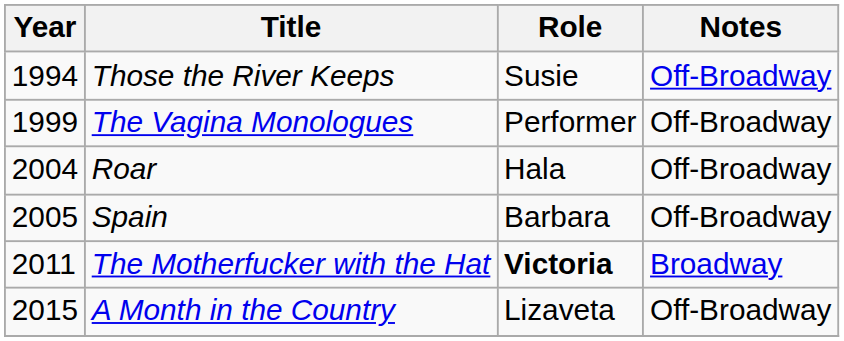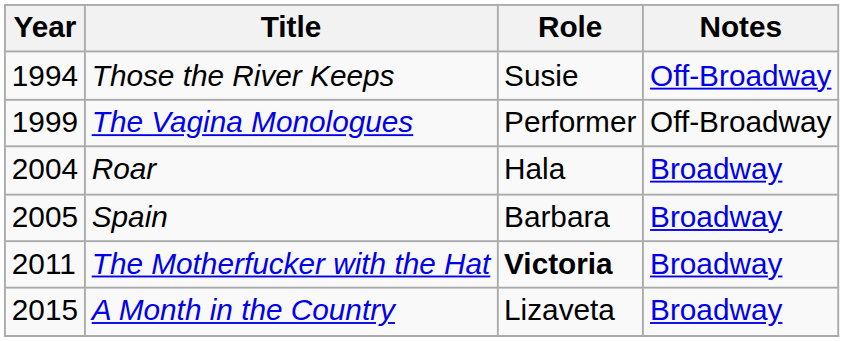(741, 169) Off-Broadway -> (716, 169) Broadway
(741, 216) Off-Broadway -> (716, 216) Broadway
(741, 311) Off-Broadway -> (716, 311) Broadway
